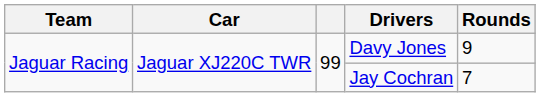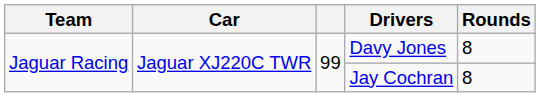(467, 48) 9 -> (467, 48) 8
(467, 77) 7 -> (467, 77) 8
